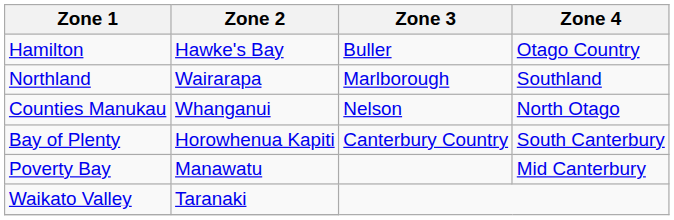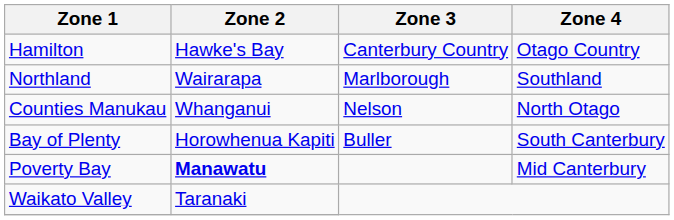(367, 49) Buller -> (426, 49) Canterbury Country
(426, 139) Canterbury Country -> (367, 139) Buller
(219, 169) normal -> (221, 169) bold
